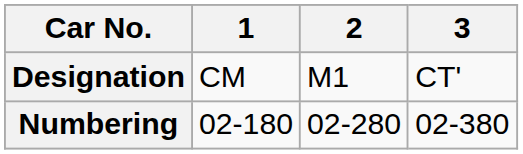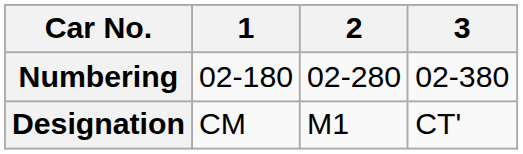rows swapped: (98, 76) <-> (98, 124)
